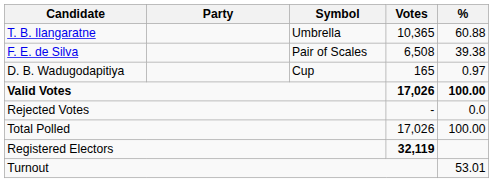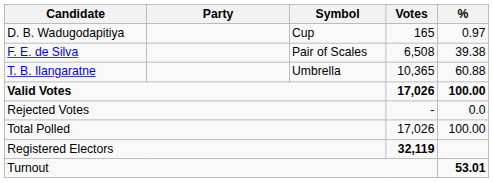rows swapped: (51, 33) <-> (66, 71)
(470, 168) normal -> (470, 168) bold
